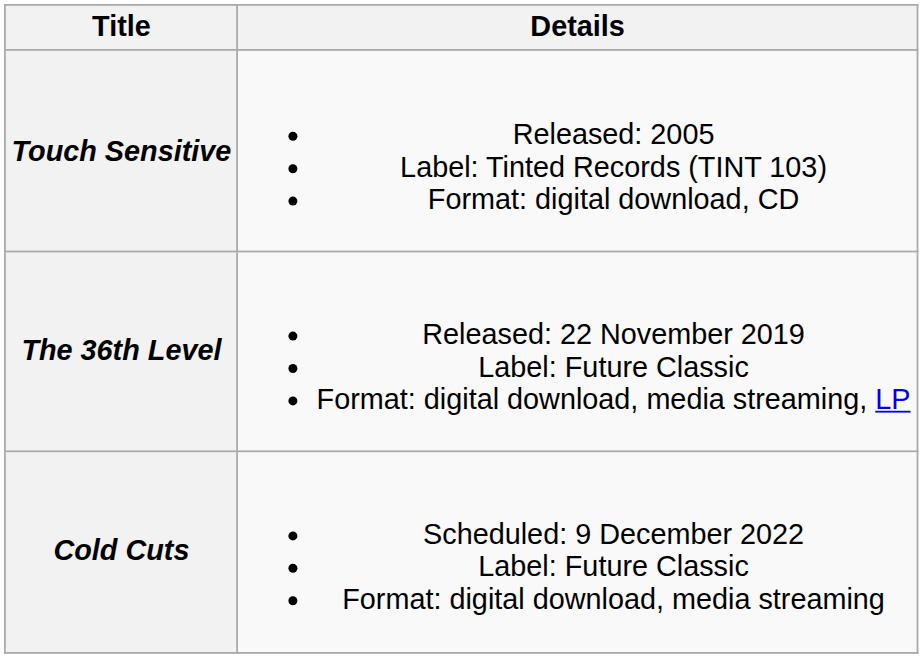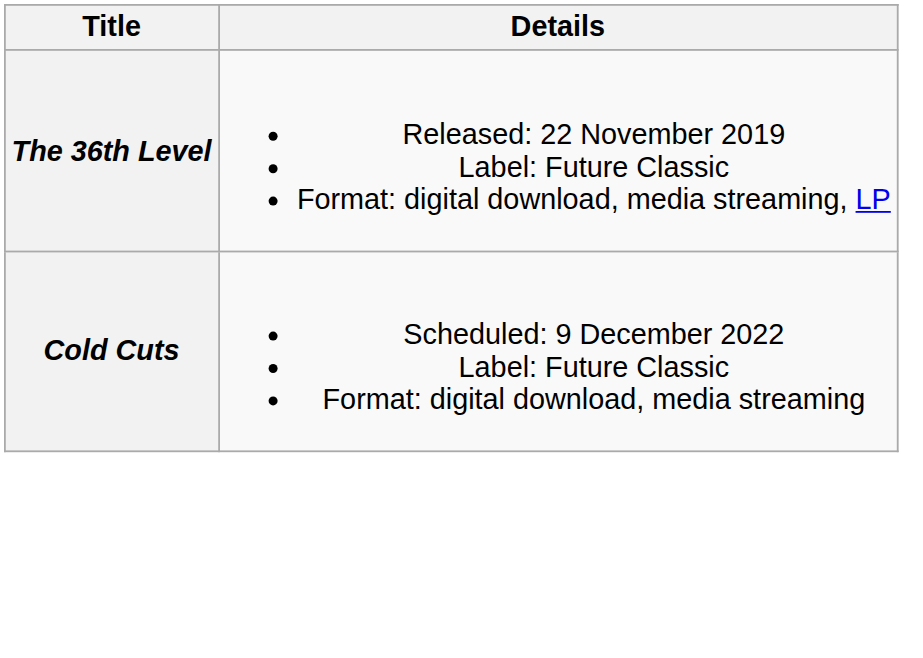- row: (121, 150)
